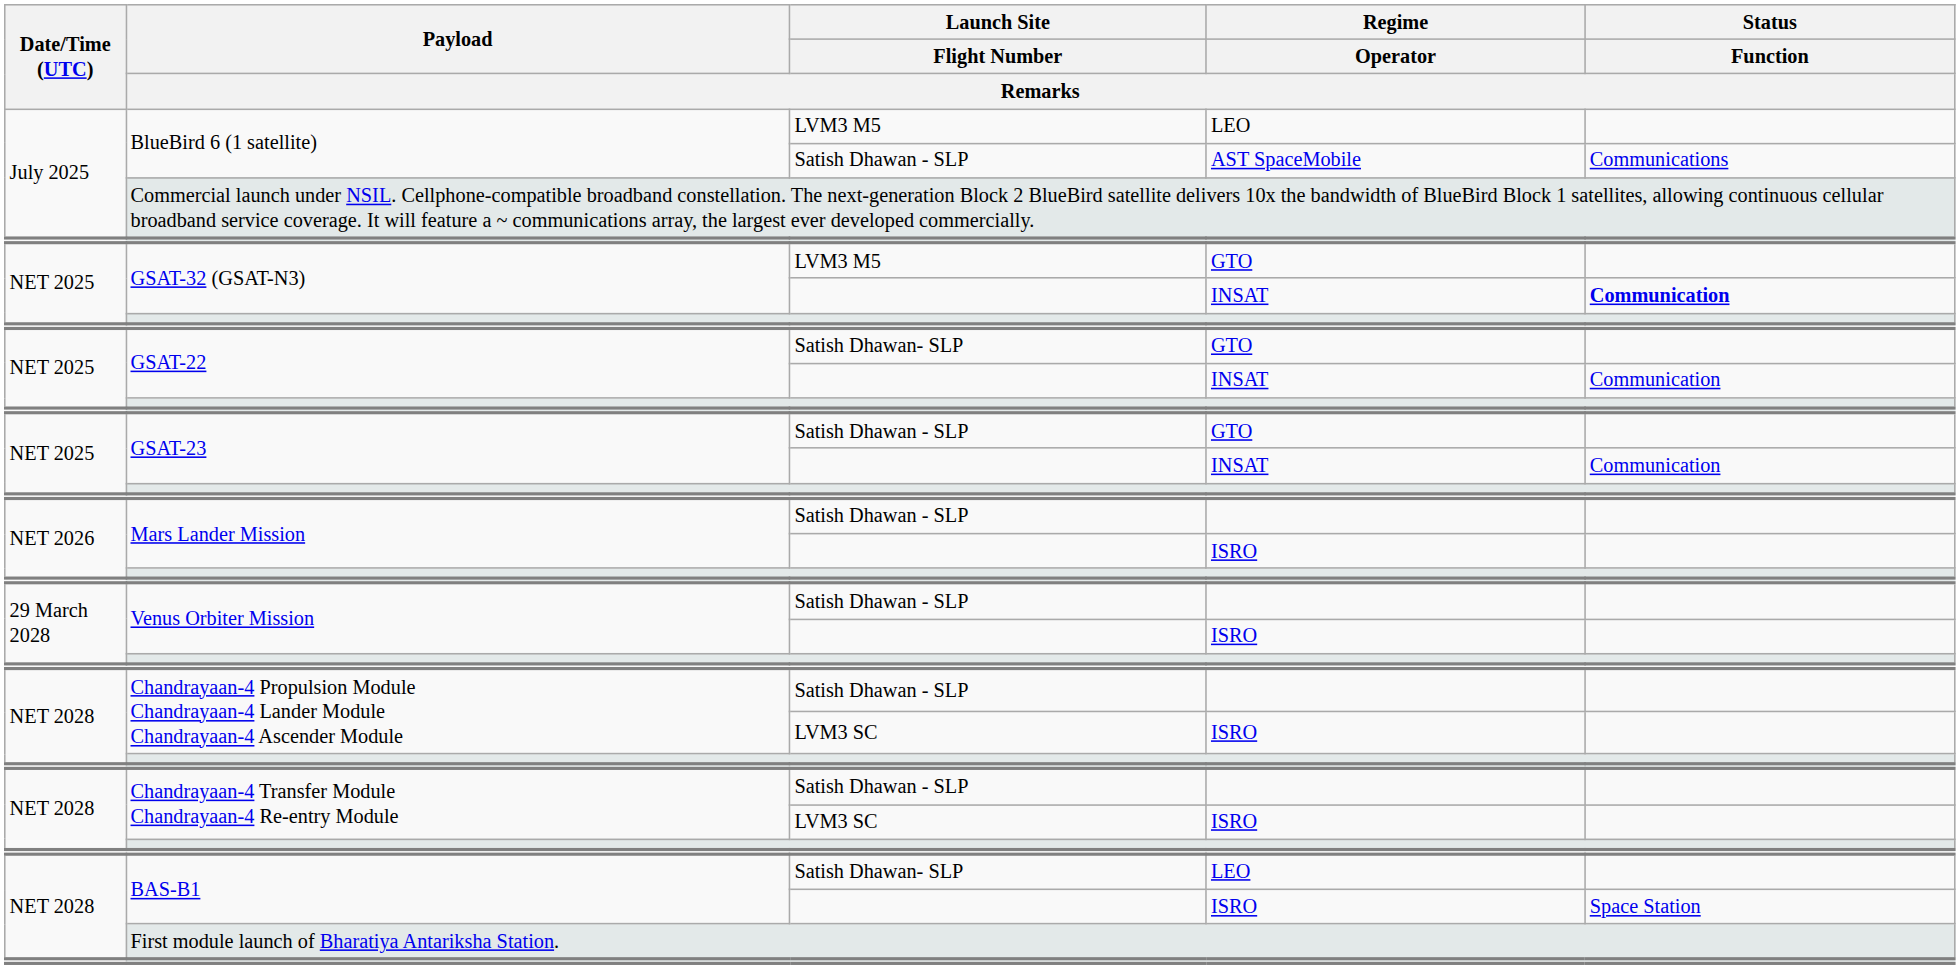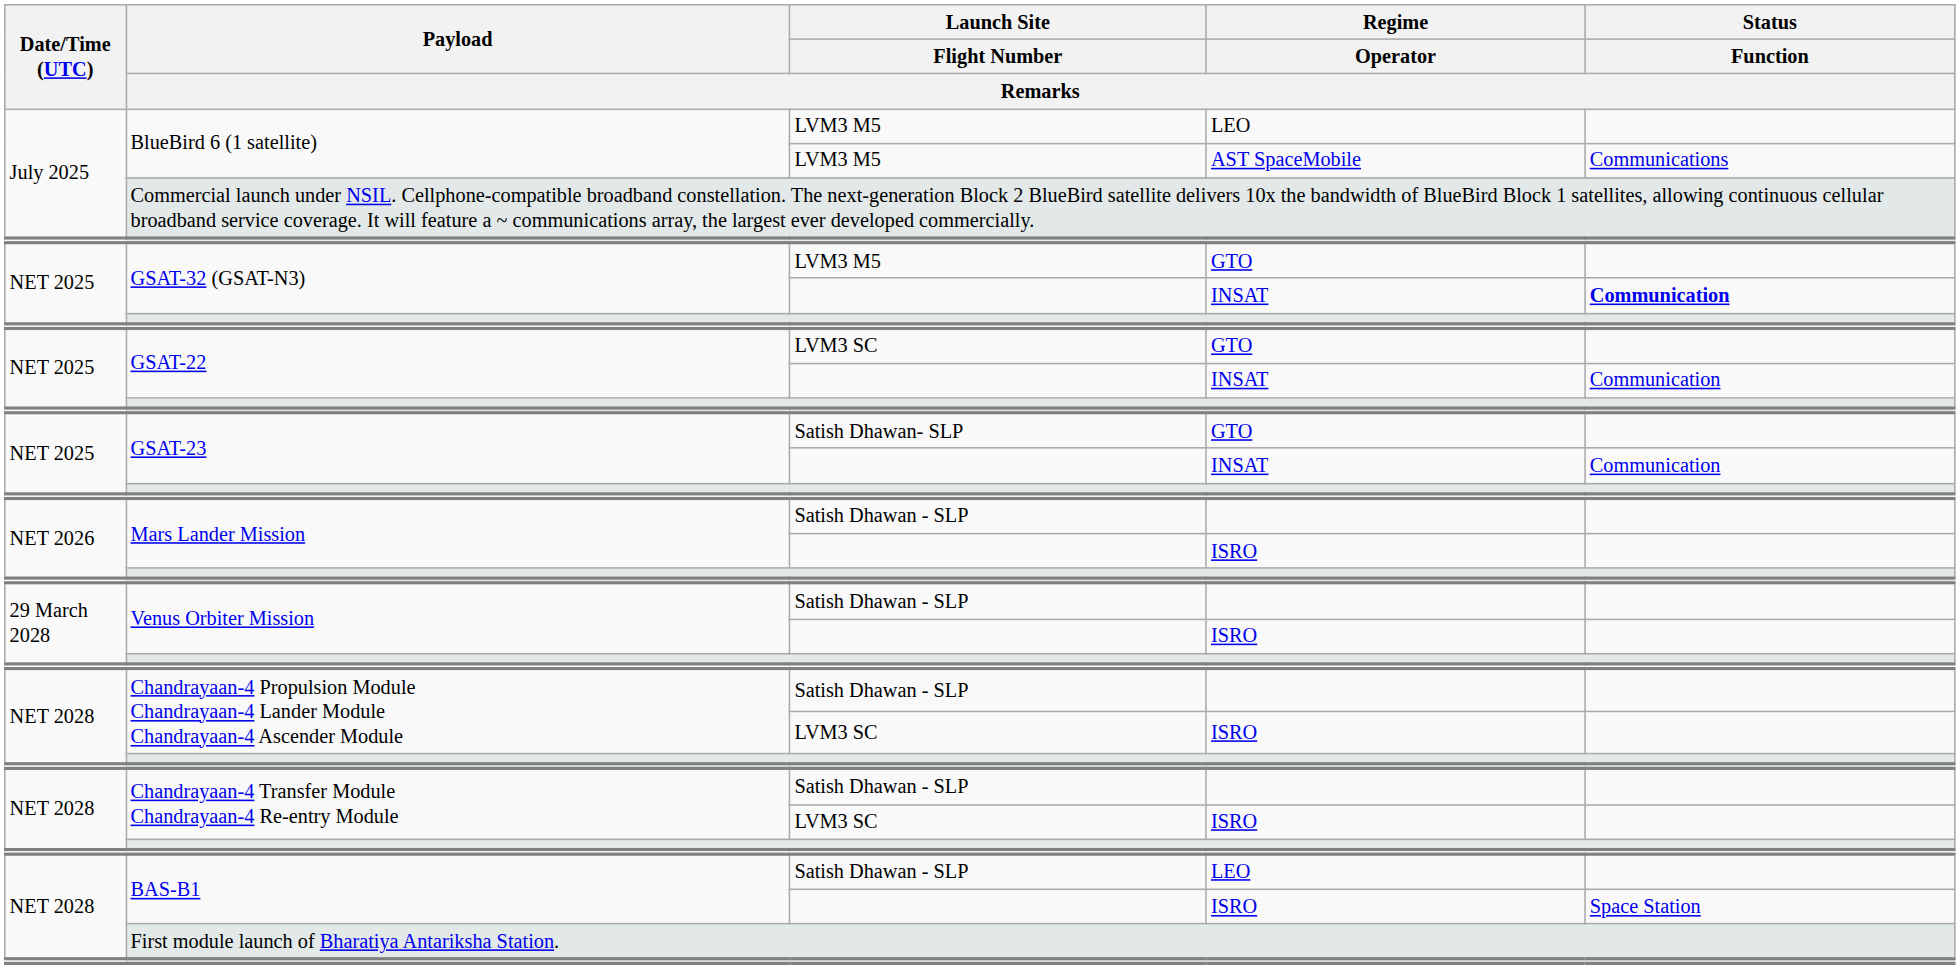(881, 160) Satish Dhawan - SLP -> (838, 160) LVM3 M5
(879, 345) Satish Dhawan- SLP -> (836, 345) LVM3 SC
(881, 430) Satish Dhawan - SLP -> (879, 430) Satish Dhawan- SLP
(879, 871) Satish Dhawan- SLP -> (881, 871) Satish Dhawan - SLP
